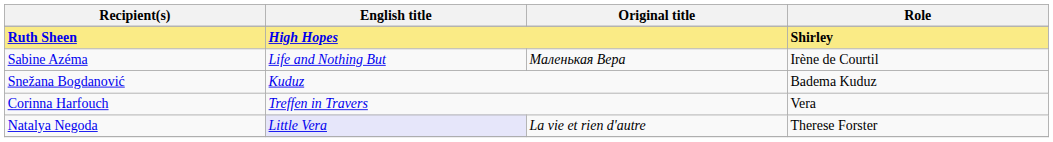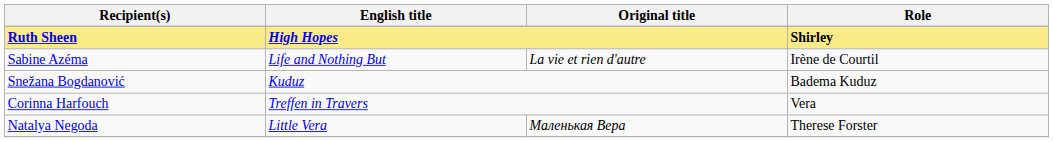(577, 59) Маленькая Вера -> (588, 59) La vie et rien d'autre
(298, 125) lavender background -> (298, 125) no background
(588, 125) La vie et rien d'autre -> (577, 125) Маленькая Вера
